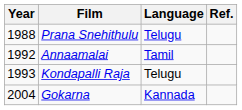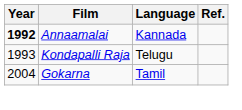- row: (90, 34)
(21, 54) normal -> (21, 34) bold
(159, 54) Tamil -> (161, 34) Kannada
(169, 94) Kannada -> (150, 74) Tamil
